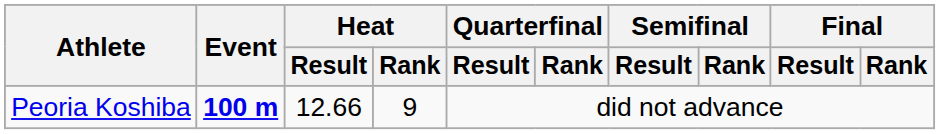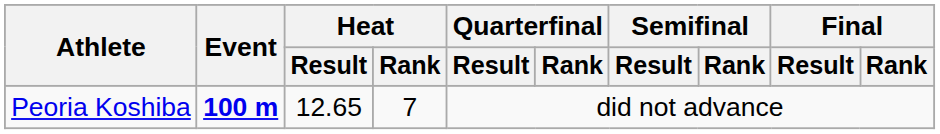(329, 108) 12.66 -> (329, 108) 12.65
(410, 108) 9 -> (410, 108) 7
